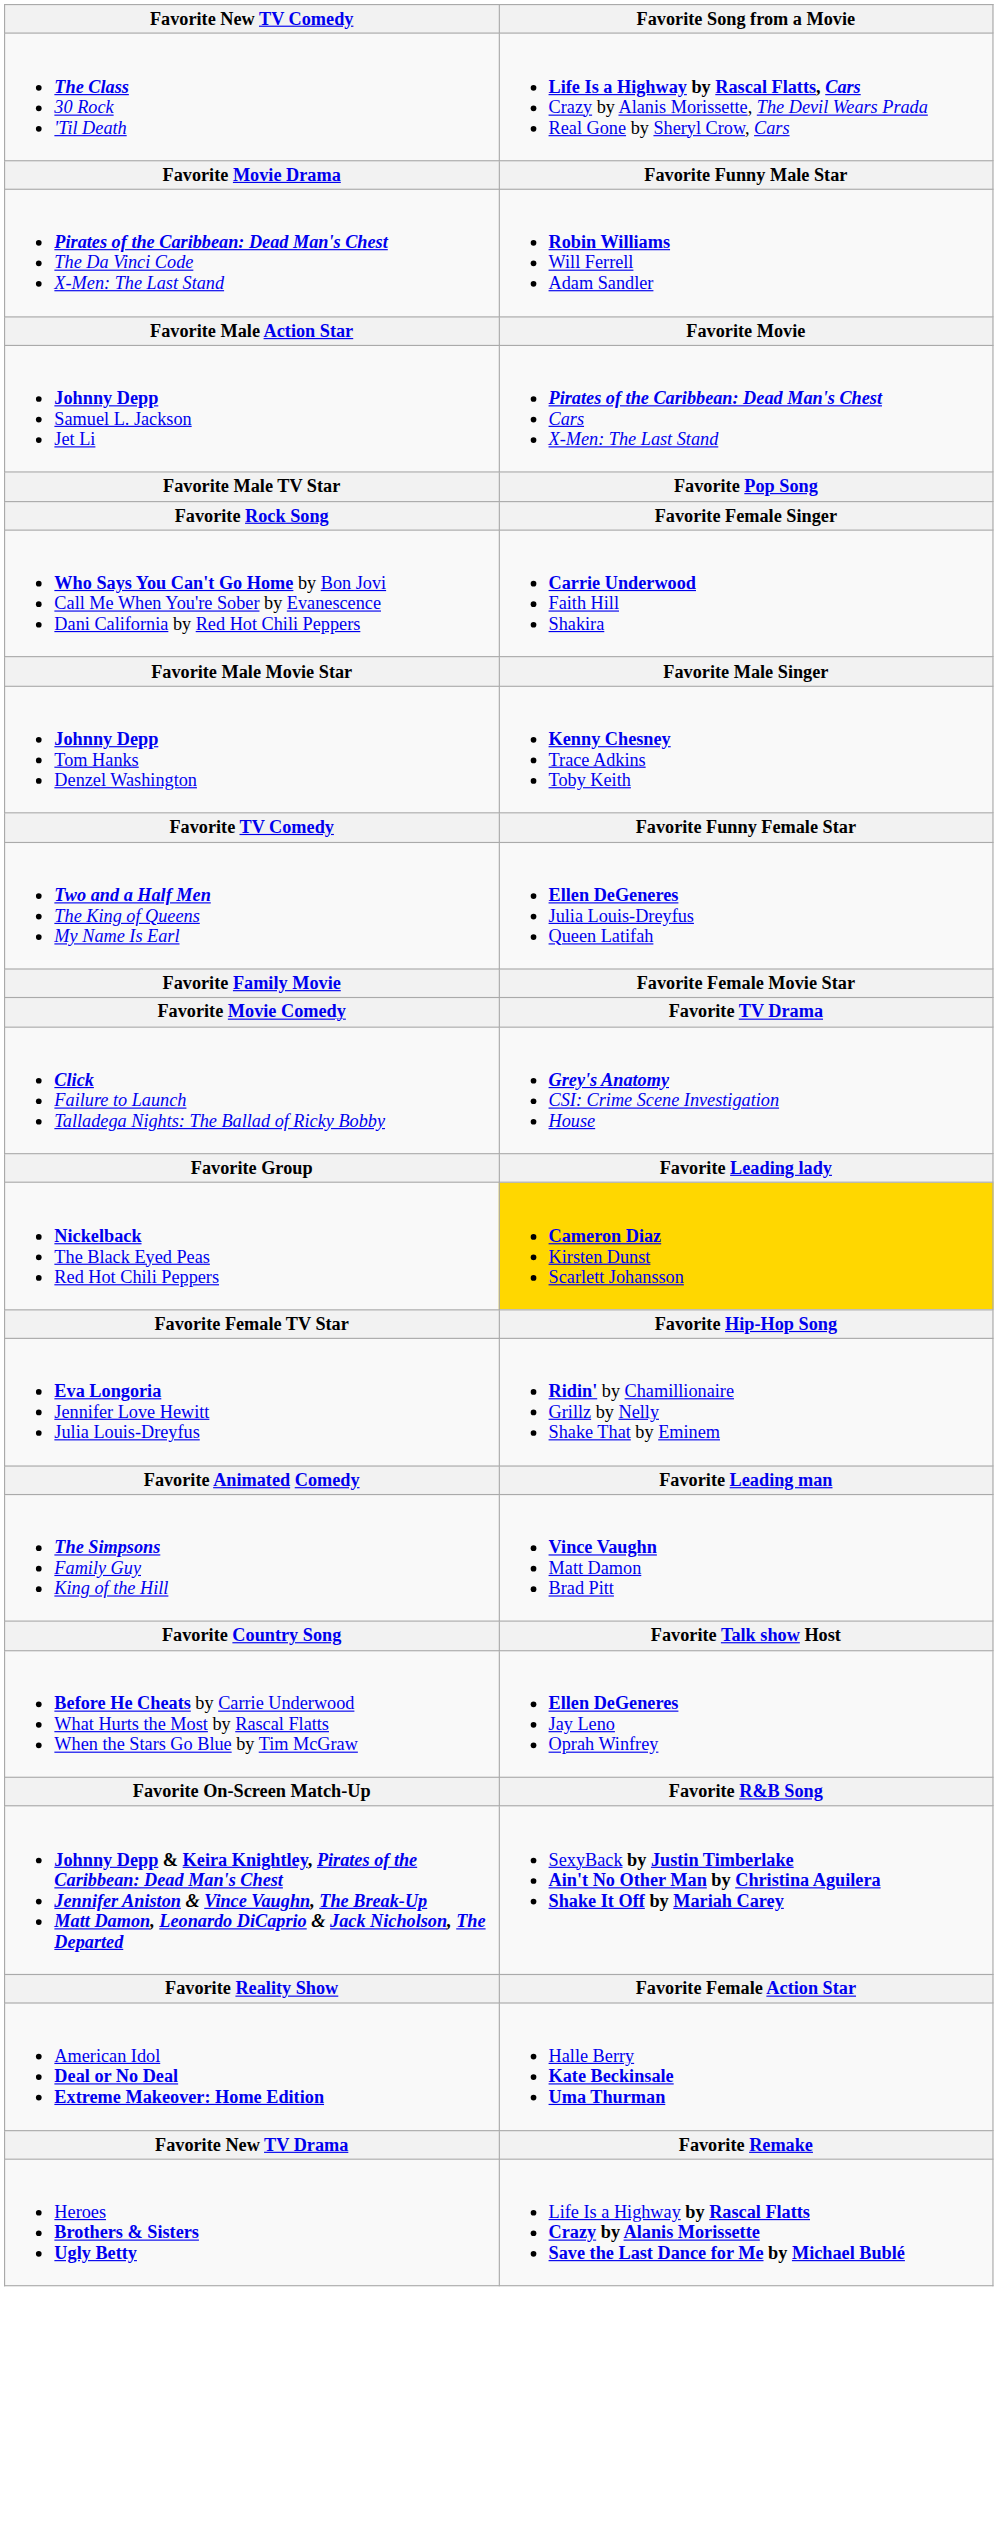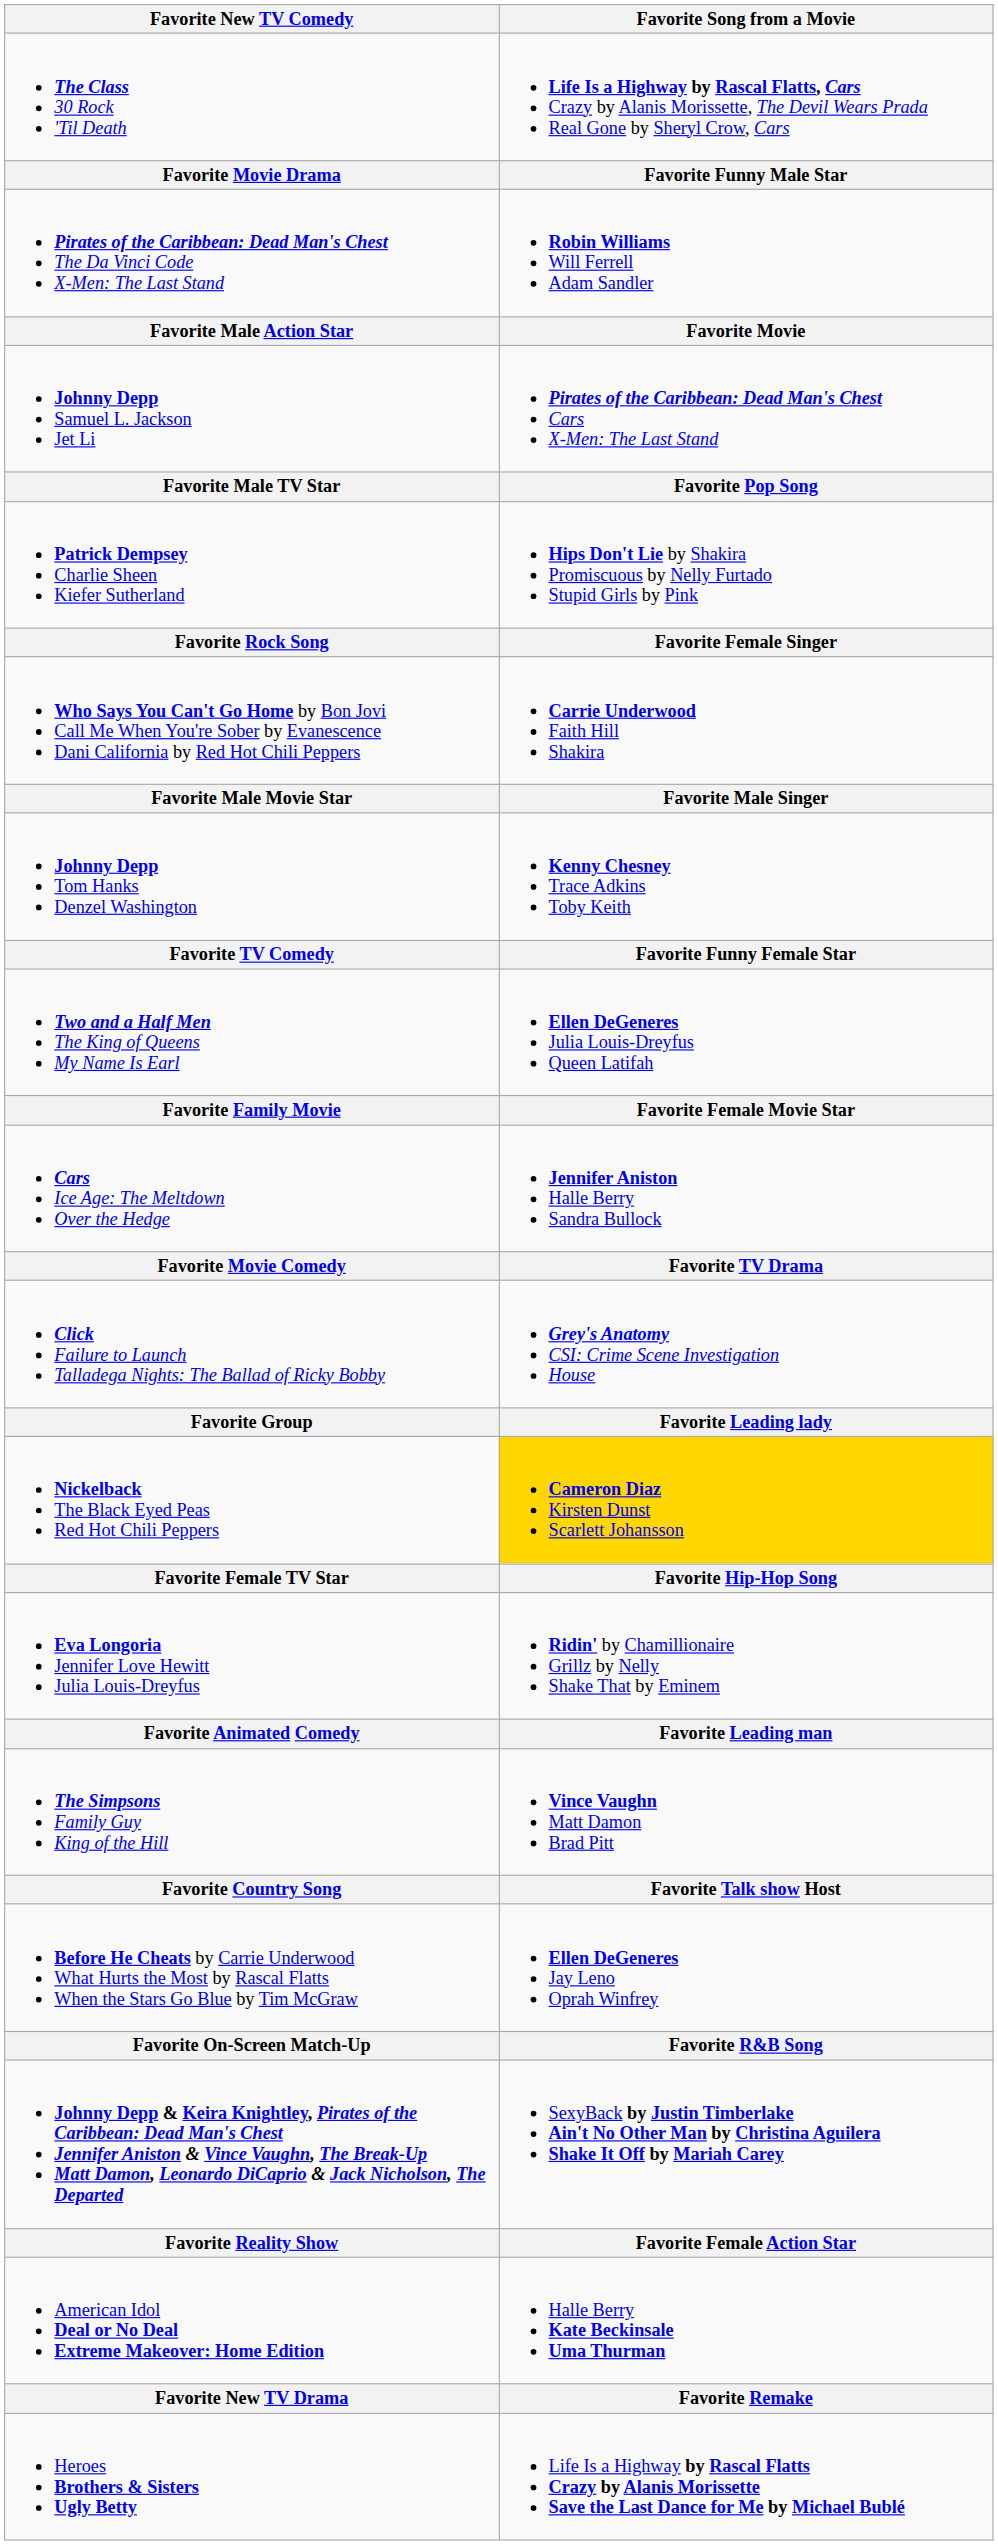+ row: (252, 575)
+ row: (252, 1199)
